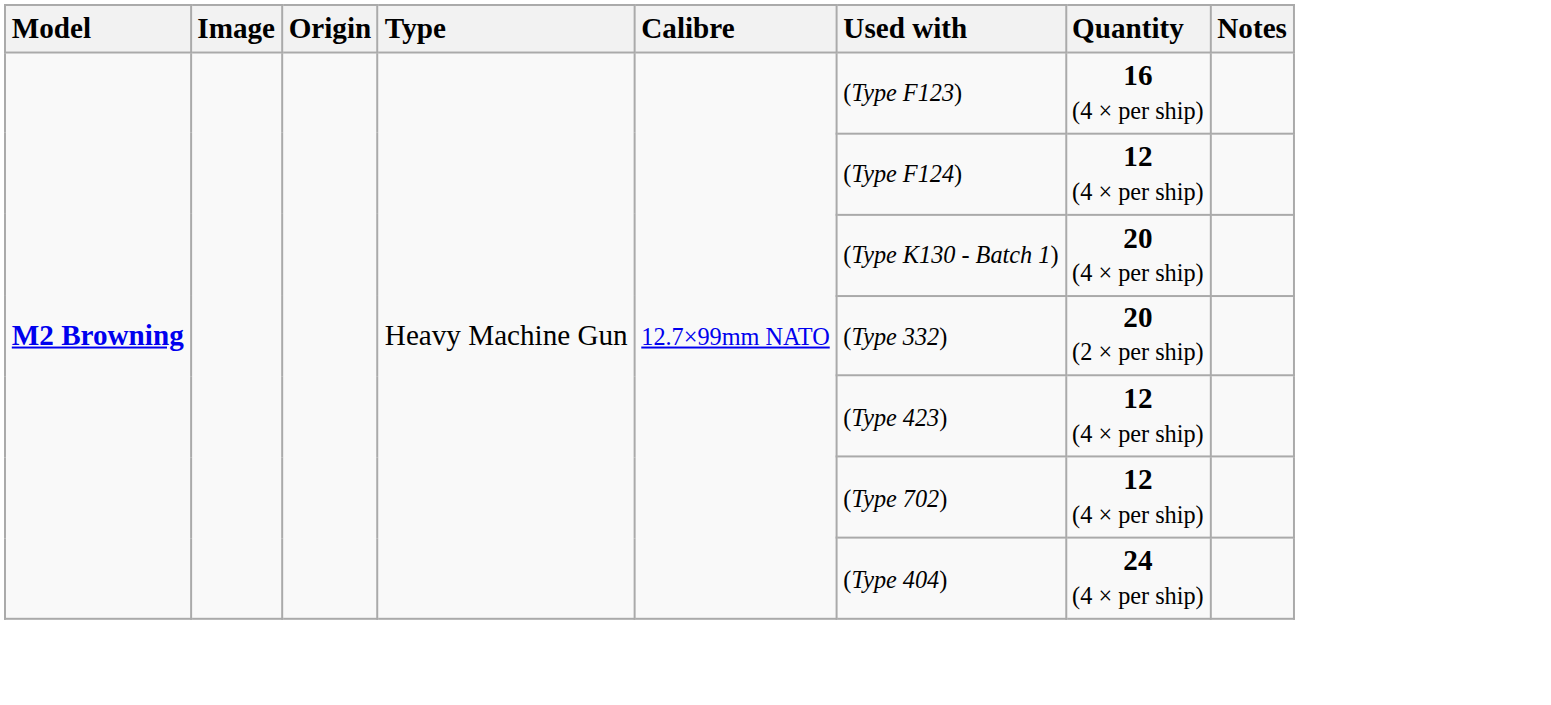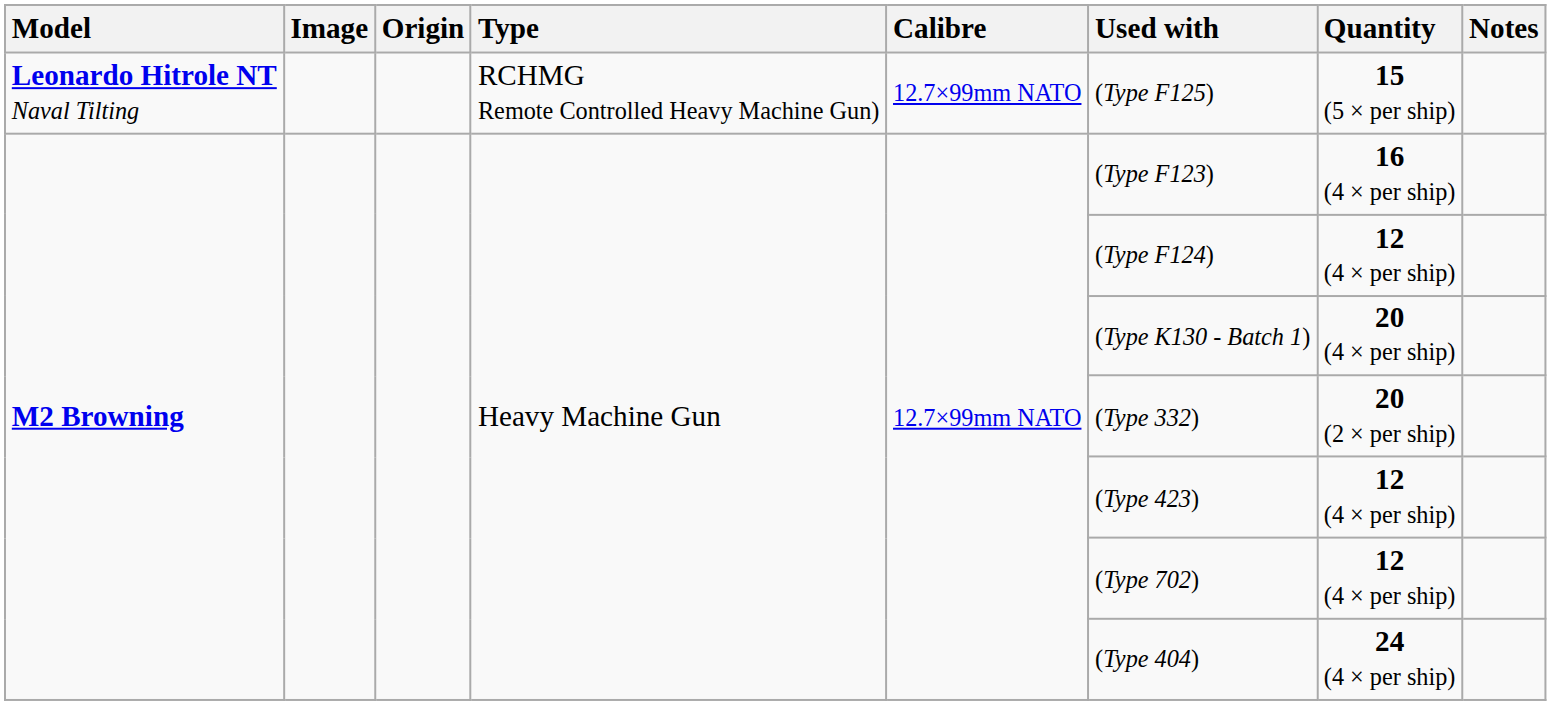+ row: (144, 91)
